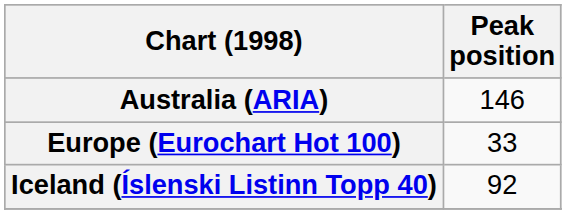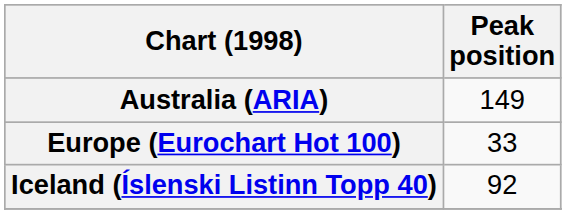(502, 99) 146 -> (502, 99) 149
